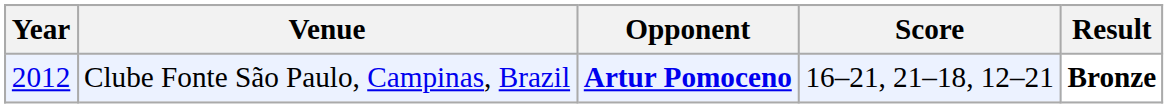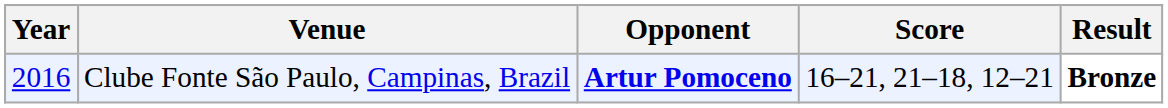(41, 77) 2012 -> (41, 77) 2016
